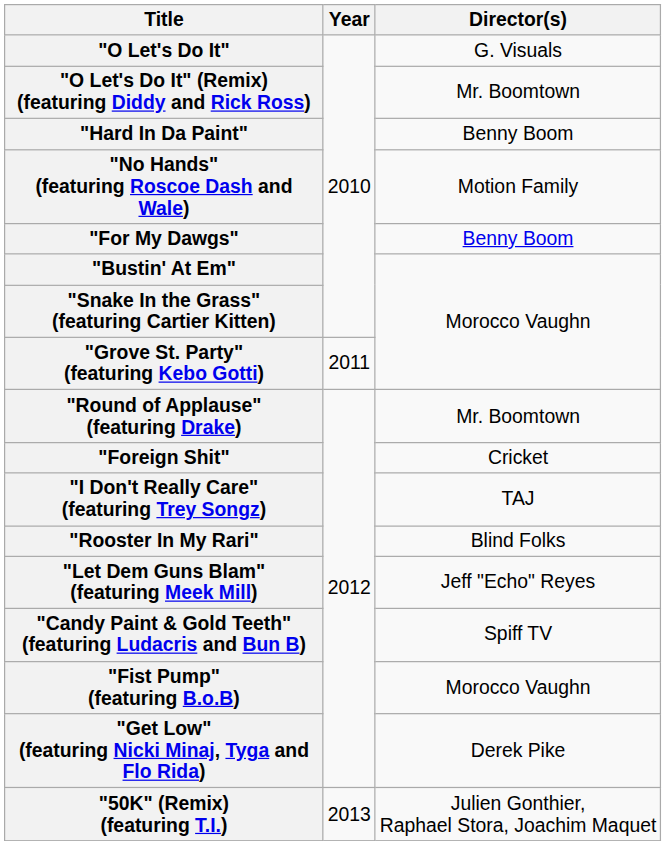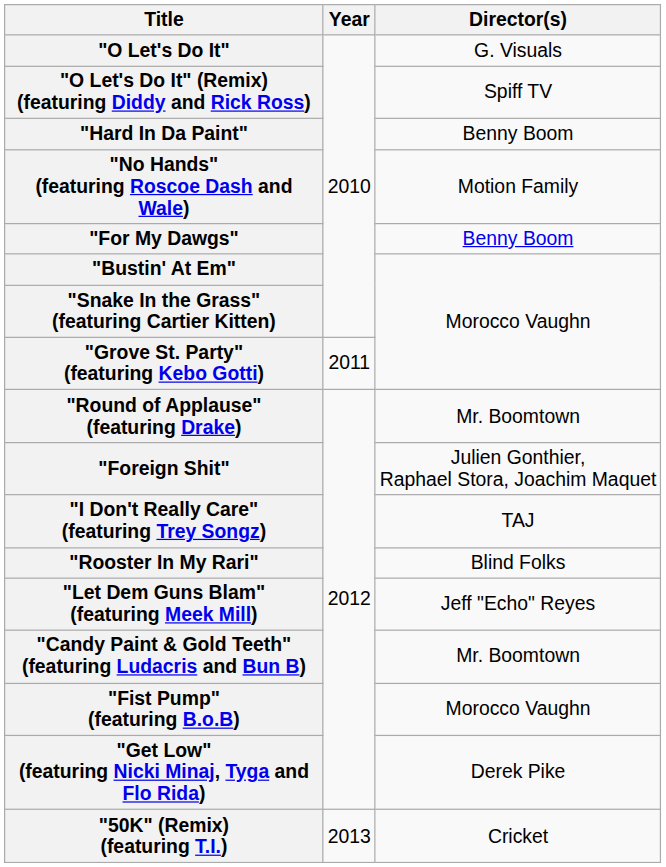(518, 92) Mr. Boomtown -> (518, 92) Spiff TV
(518, 457) Cricket -> (518, 468) Julien Gonthier, Raphael Stora, Joachim Maquet
(518, 634) Spiff TV -> (518, 656) Mr. Boomtown
(518, 814) Julien Gonthier, Raphael Stora, Joachim Maquet -> (518, 835) Cricket
